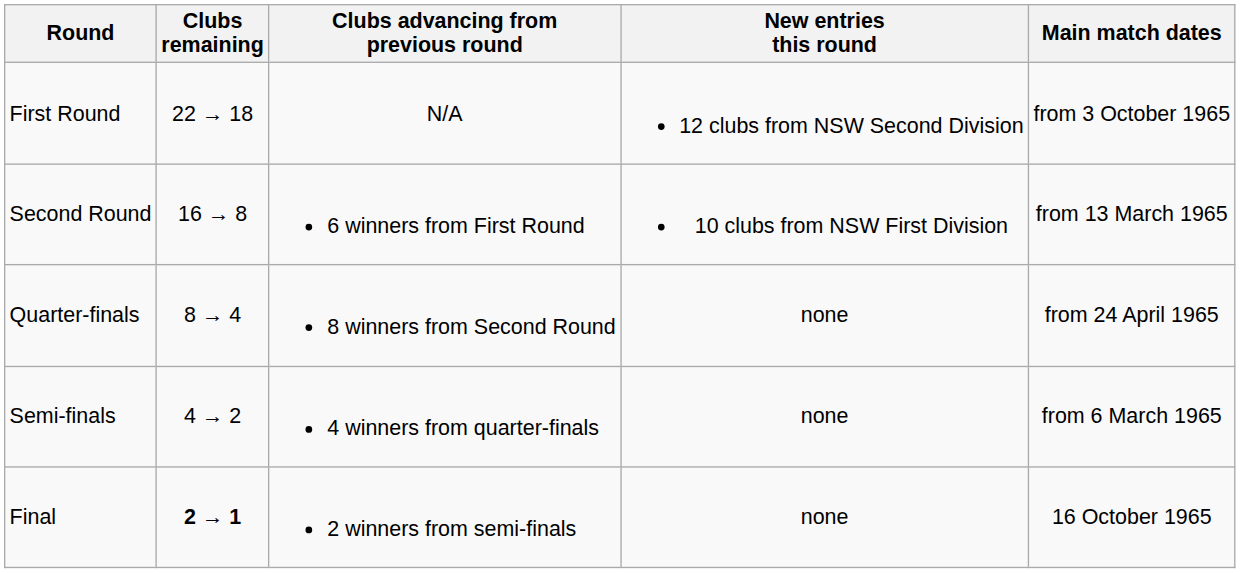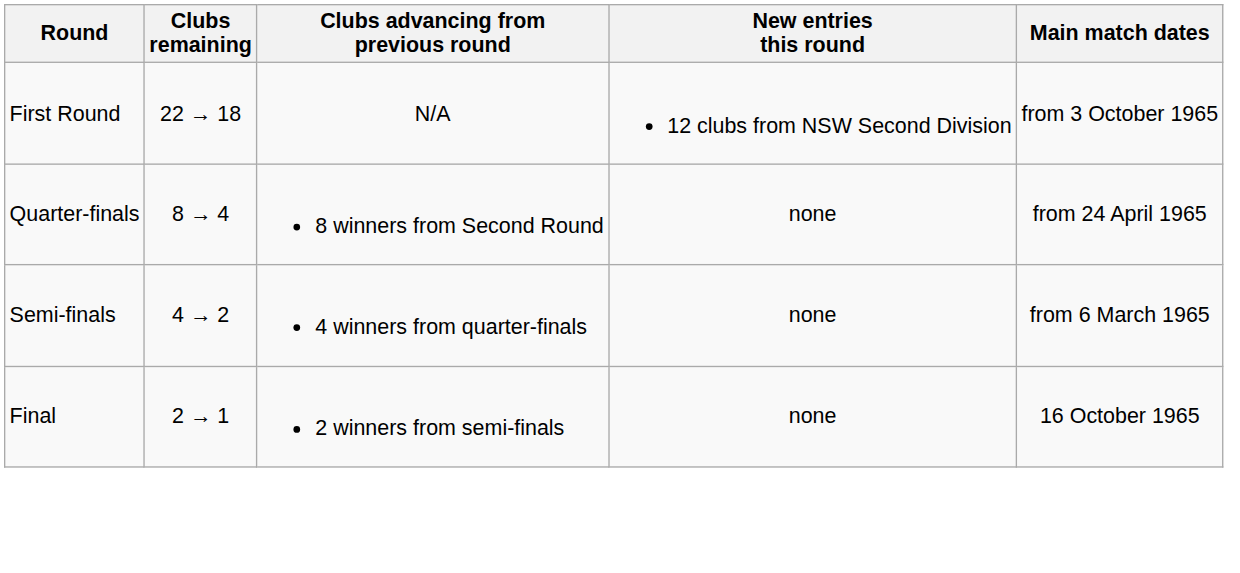- row: (81, 214)
(213, 517) bold -> (201, 416) normal
